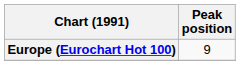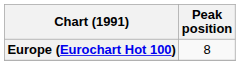(207, 49) 9 -> (207, 49) 8
